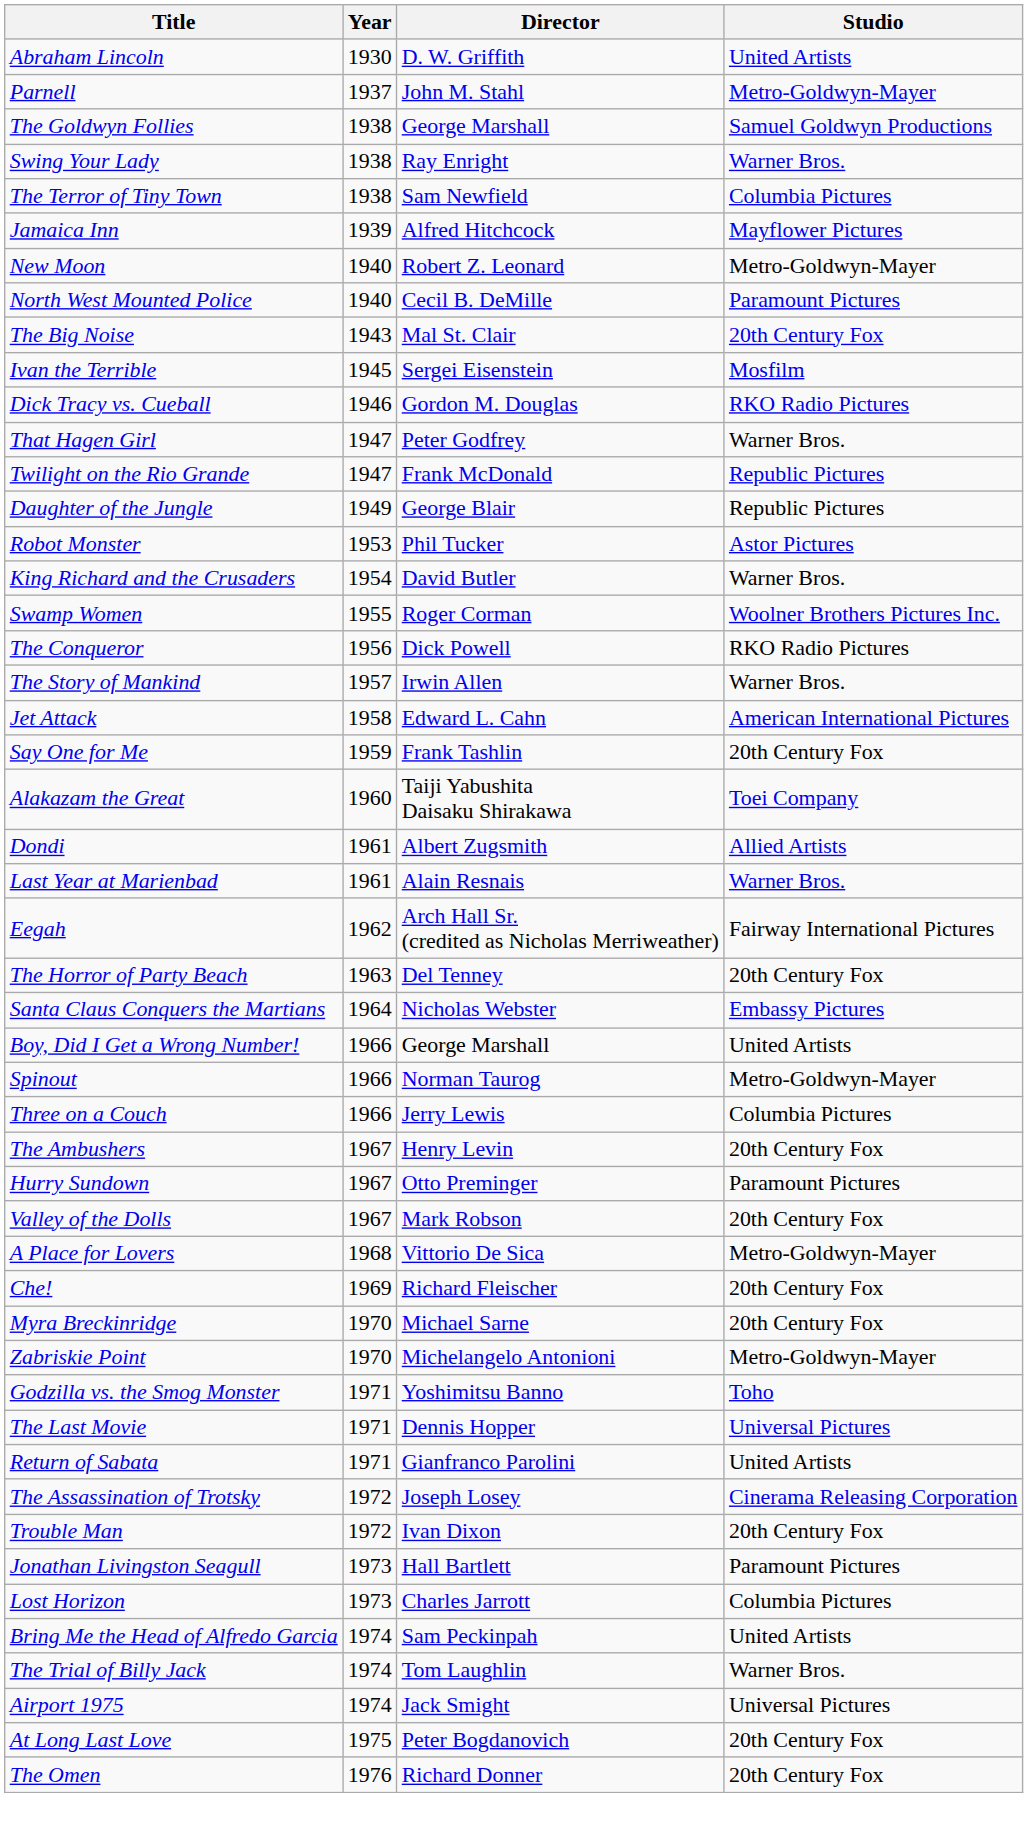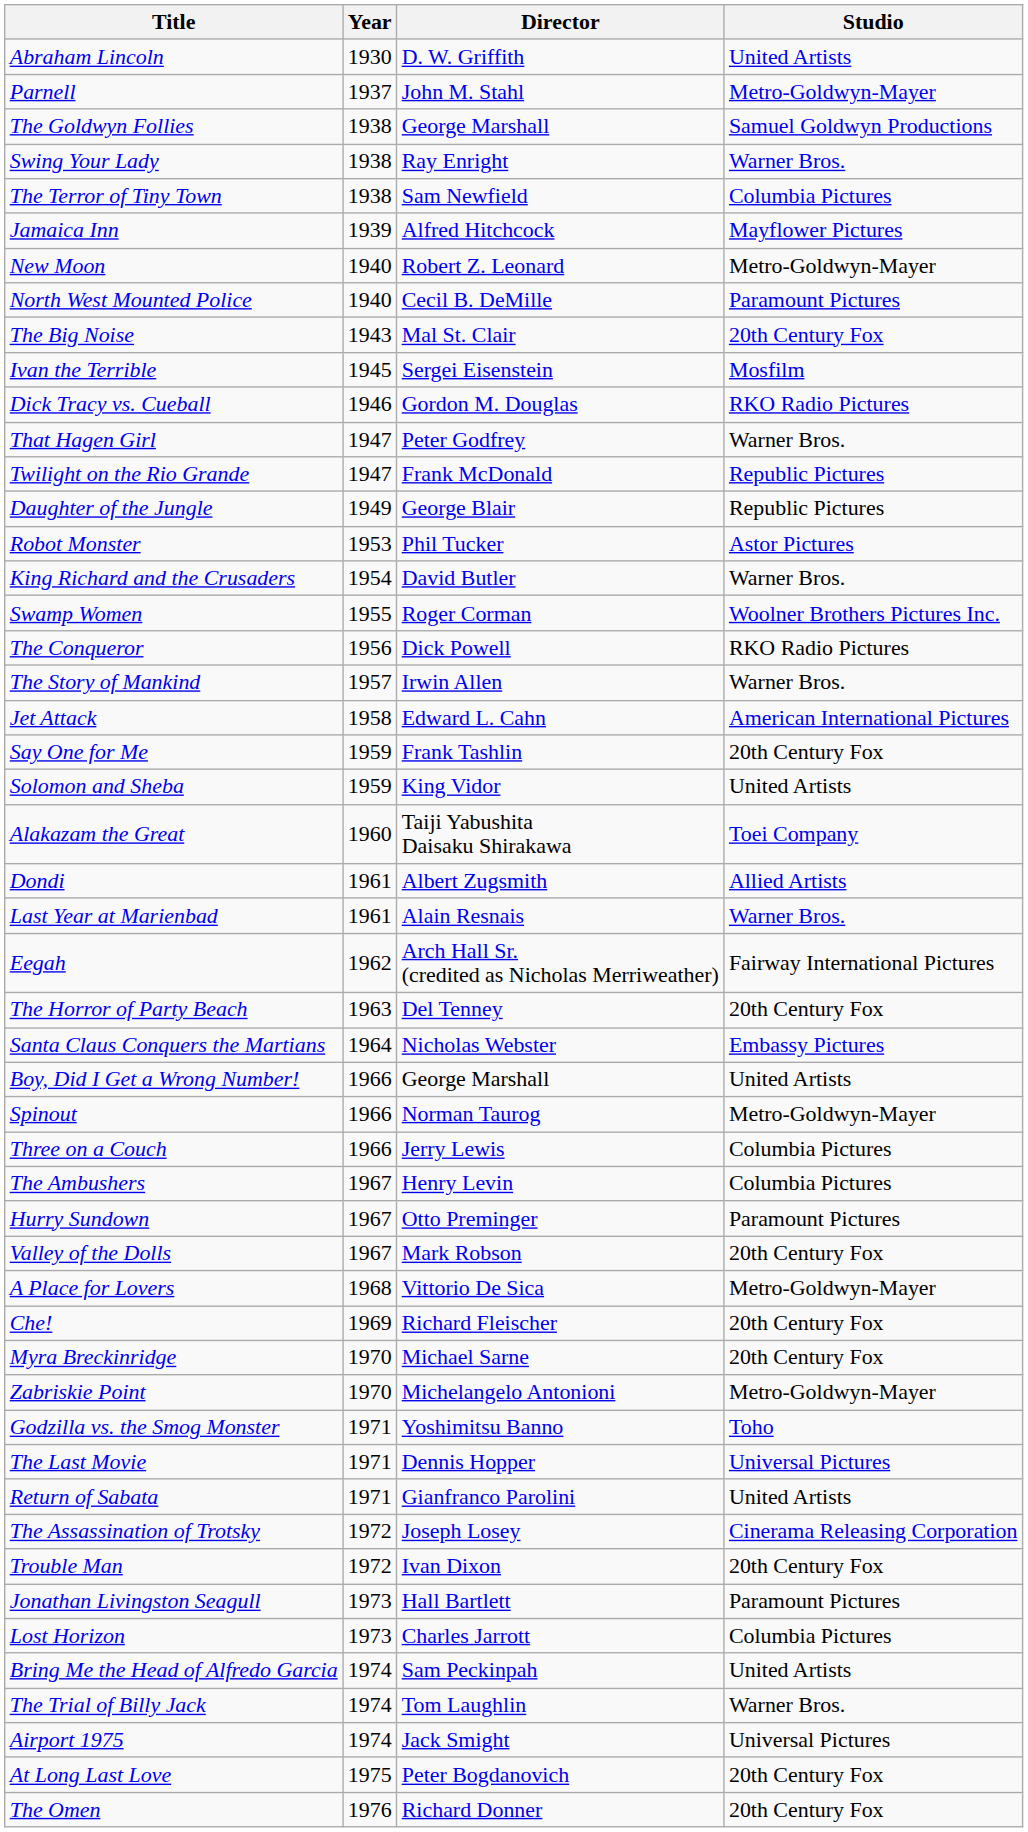+ row: (97, 786)
(806, 1148) 20th Century Fox -> (810, 1183) Columbia Pictures
